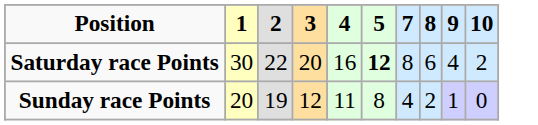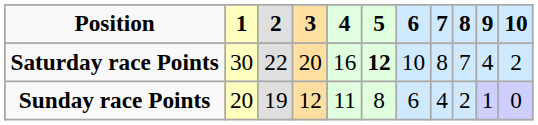+ column: (413, 23)
(430, 61) 6 -> (465, 61) 7
